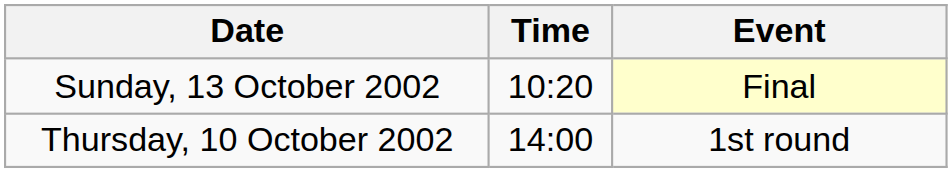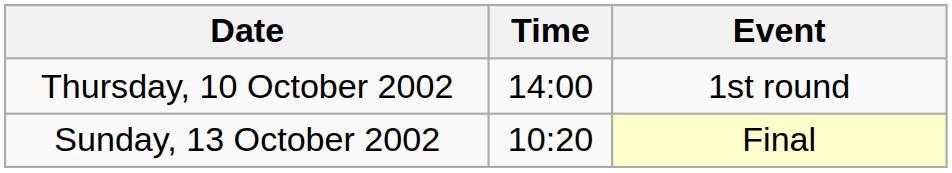rows swapped: (247, 139) <-> (247, 85)
